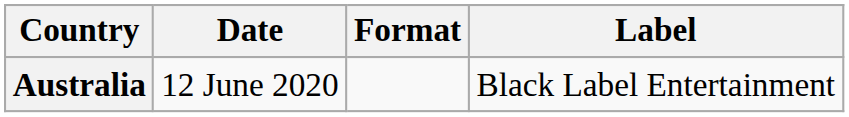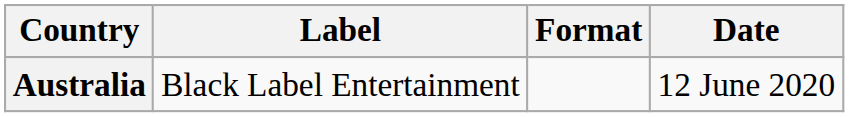columns swapped: (250, 30) <-> (656, 30)
